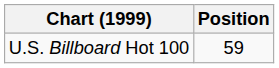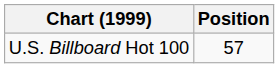(234, 47) 59 -> (234, 47) 57
